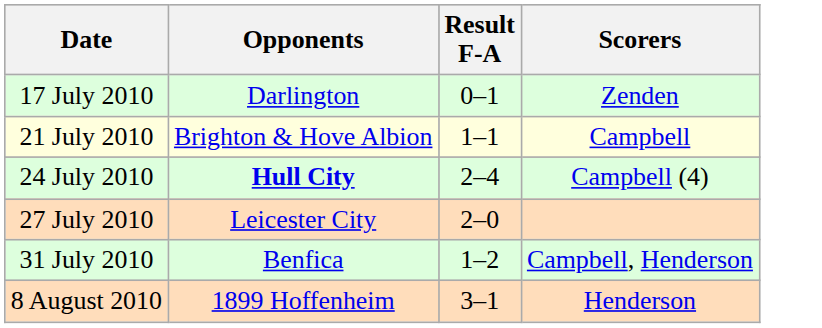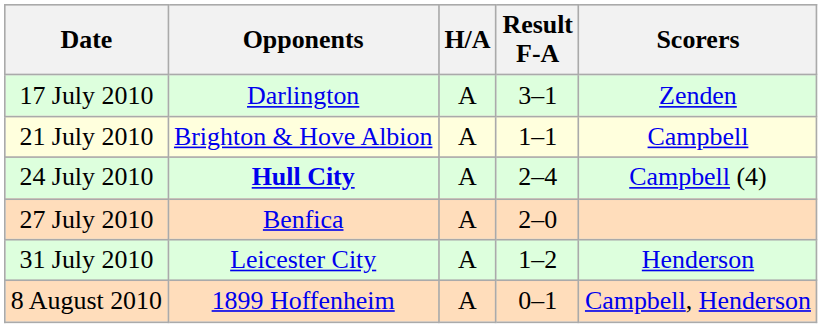+ column: (467, 39)
(480, 95) 0–1 -> (538, 95) 3–1
(303, 218) Leicester City -> (303, 218) Benfica
(303, 259) Benfica -> (303, 259) Leicester City
(640, 259) Campbell, Henderson -> (698, 259) Henderson
(480, 300) 3–1 -> (538, 300) 0–1
(640, 300) Henderson -> (698, 300) Campbell, Henderson
